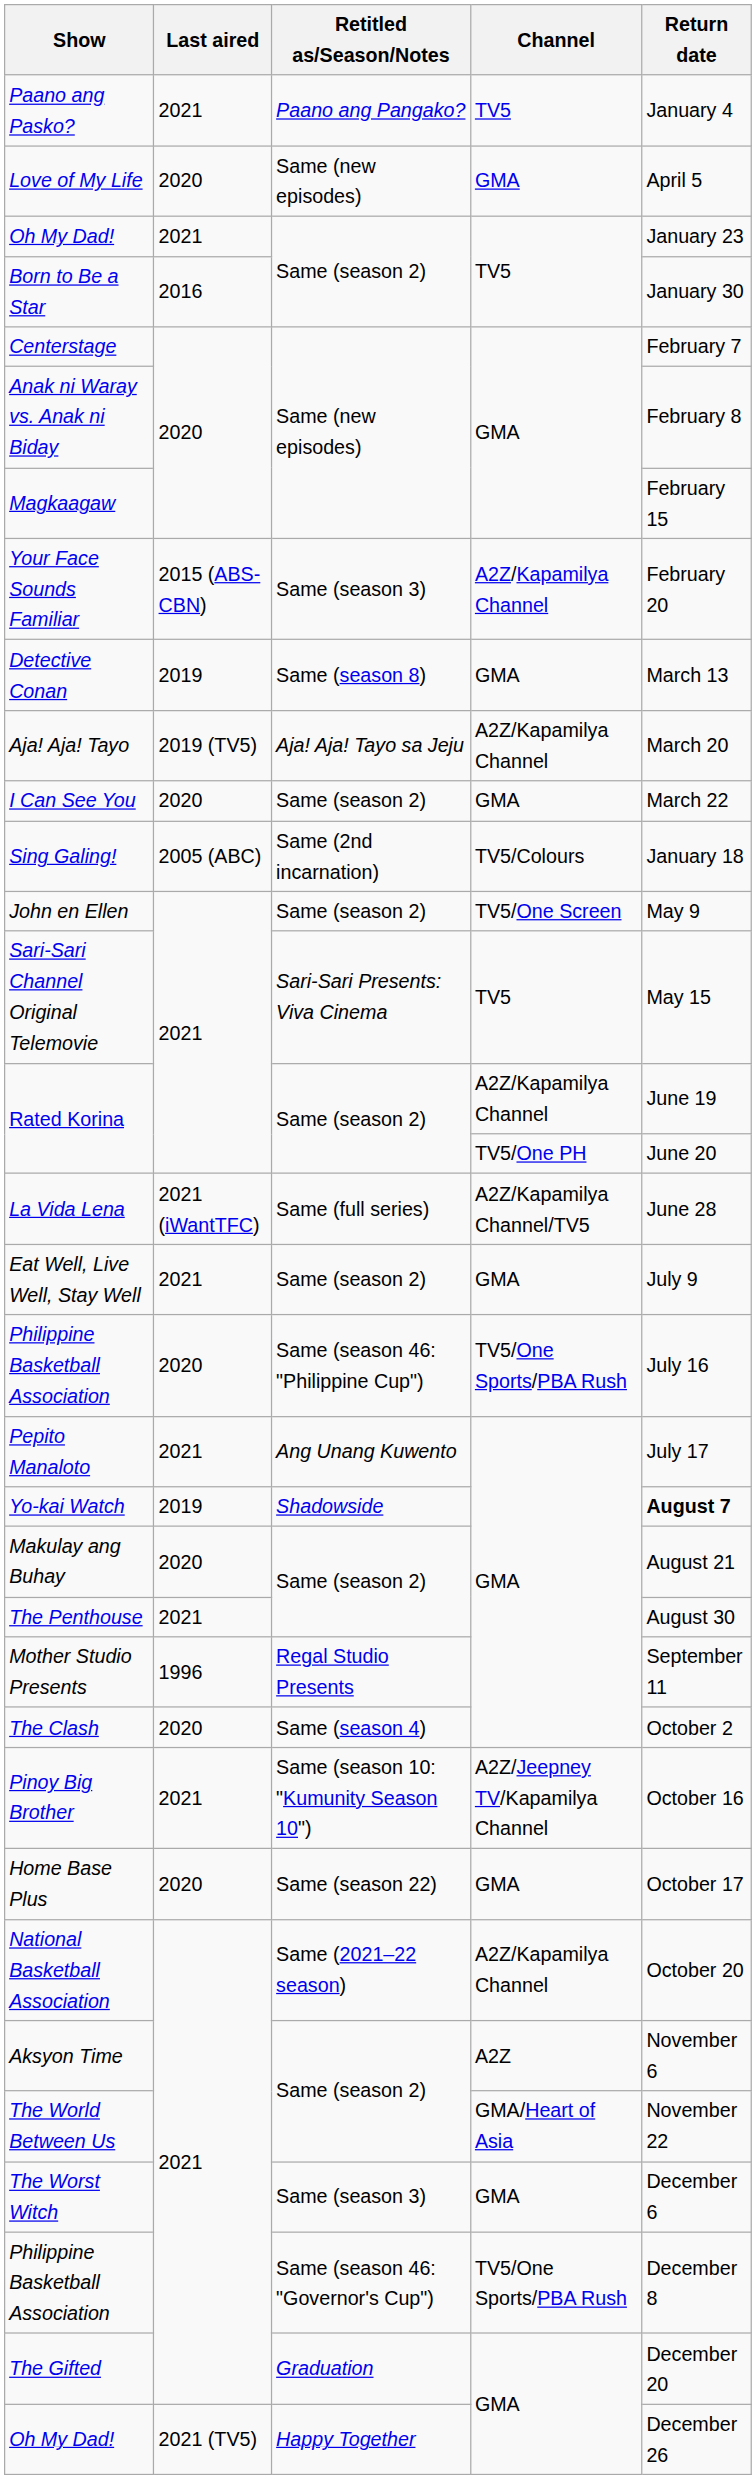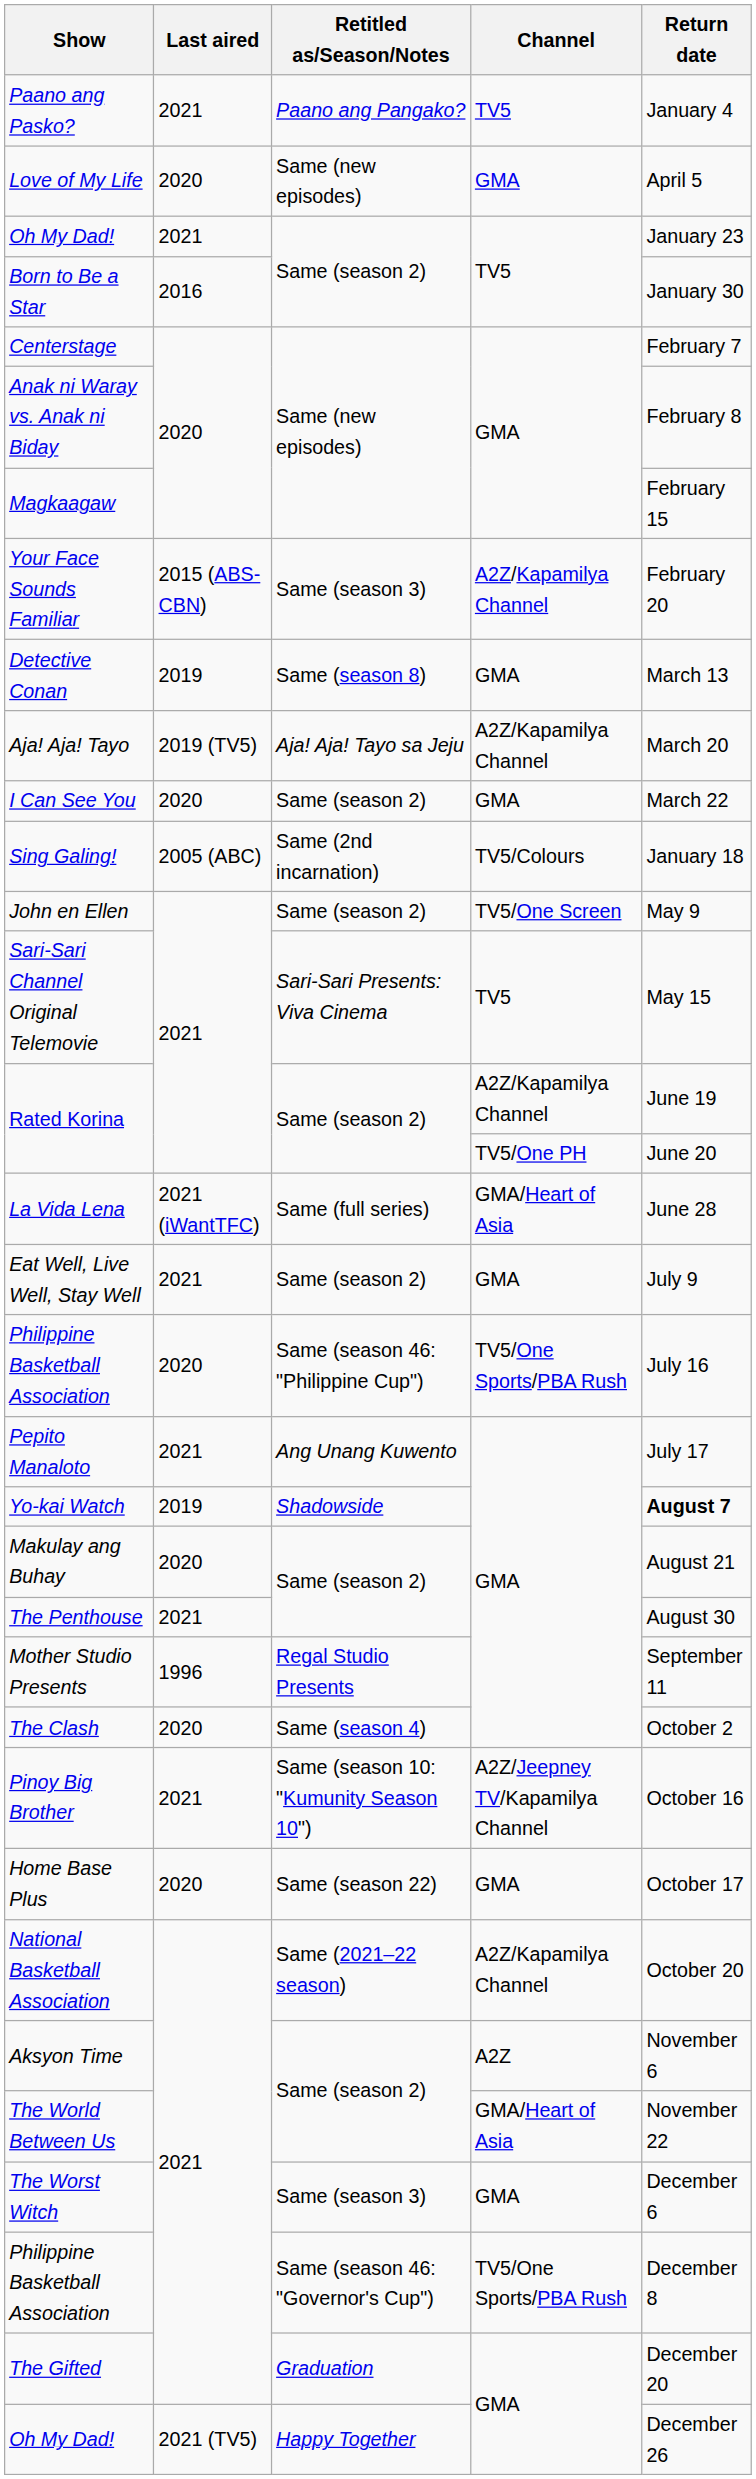(542, 1209) A2Z/Kapamilya Channel/TV5 -> (535, 1209) GMA/Heart of Asia
